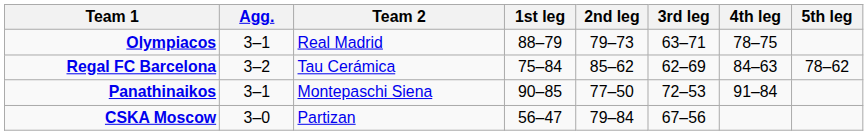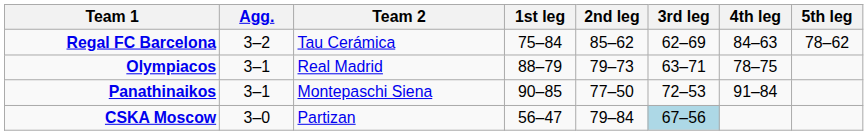rows swapped: (171, 42) <-> (141, 67)
(684, 117) no background -> (684, 117) lightblue background
